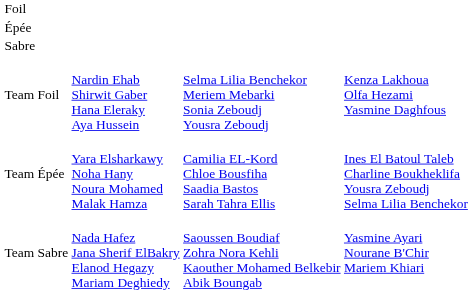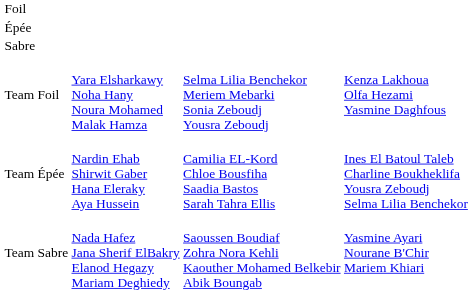(109, 102) Nardin Ehab Shirwit Gaber Hana Eleraky Aya Hussein -> (117, 102) Yara Elsharkawy Noha Hany Noura Mohamed Malak Hamza
(117, 181) Yara Elsharkawy Noha Hany Noura Mohamed Malak Hamza -> (109, 181) Nardin Ehab Shirwit Gaber Hana Eleraky Aya Hussein
